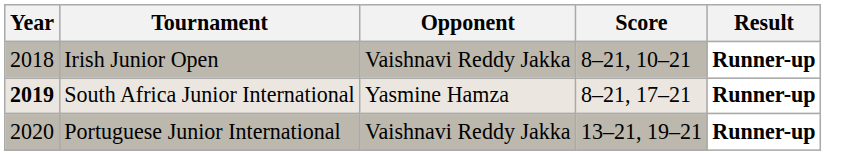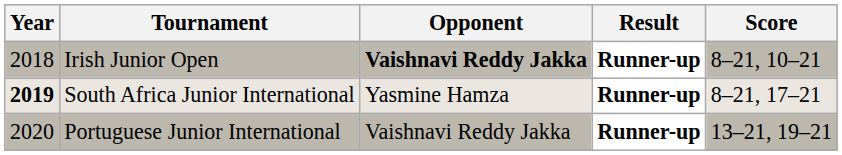columns swapped: (641, 23) <-> (764, 23)
(468, 59) normal -> (476, 59) bold
